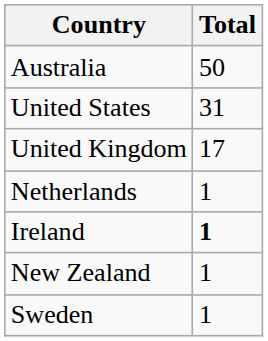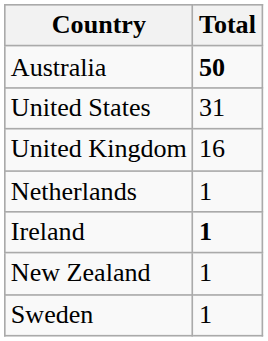(212, 66) normal -> (212, 66) bold
(212, 149) 17 -> (212, 149) 16
